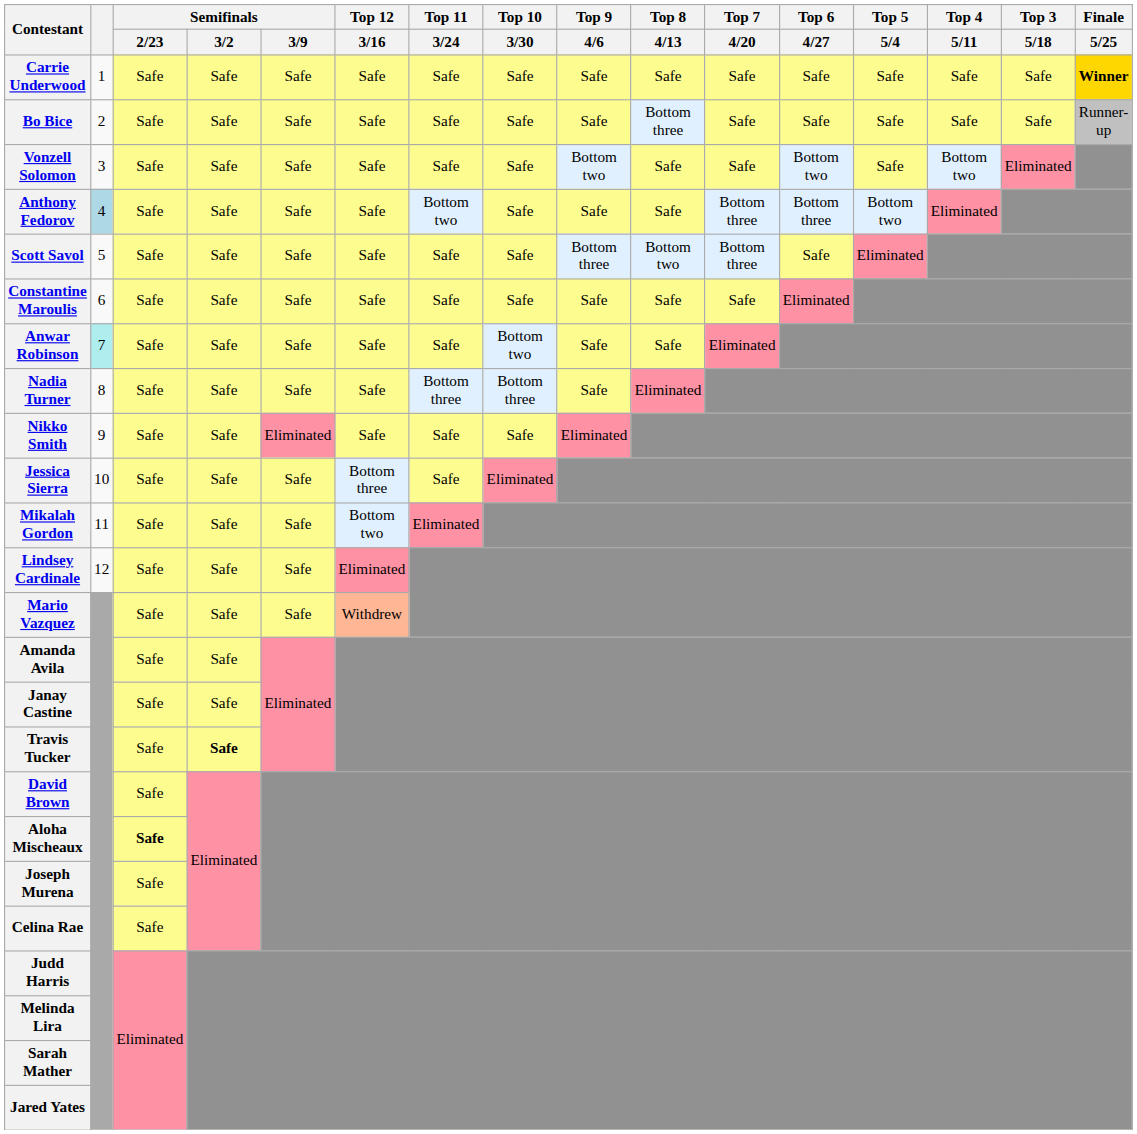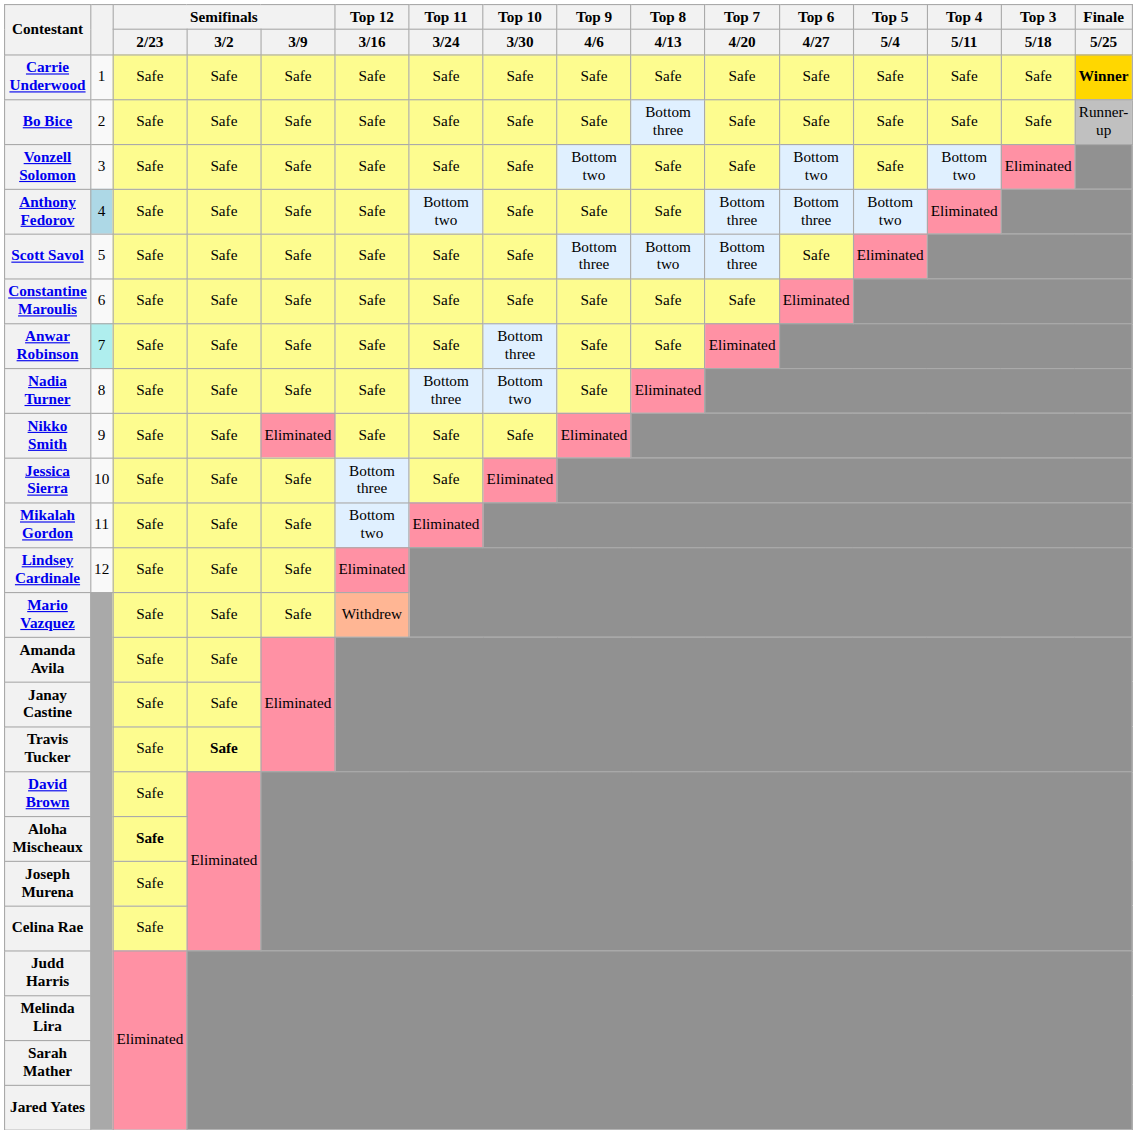(520, 345) Bottom two -> (520, 345) Bottom three
(520, 390) Bottom three -> (520, 390) Bottom two
